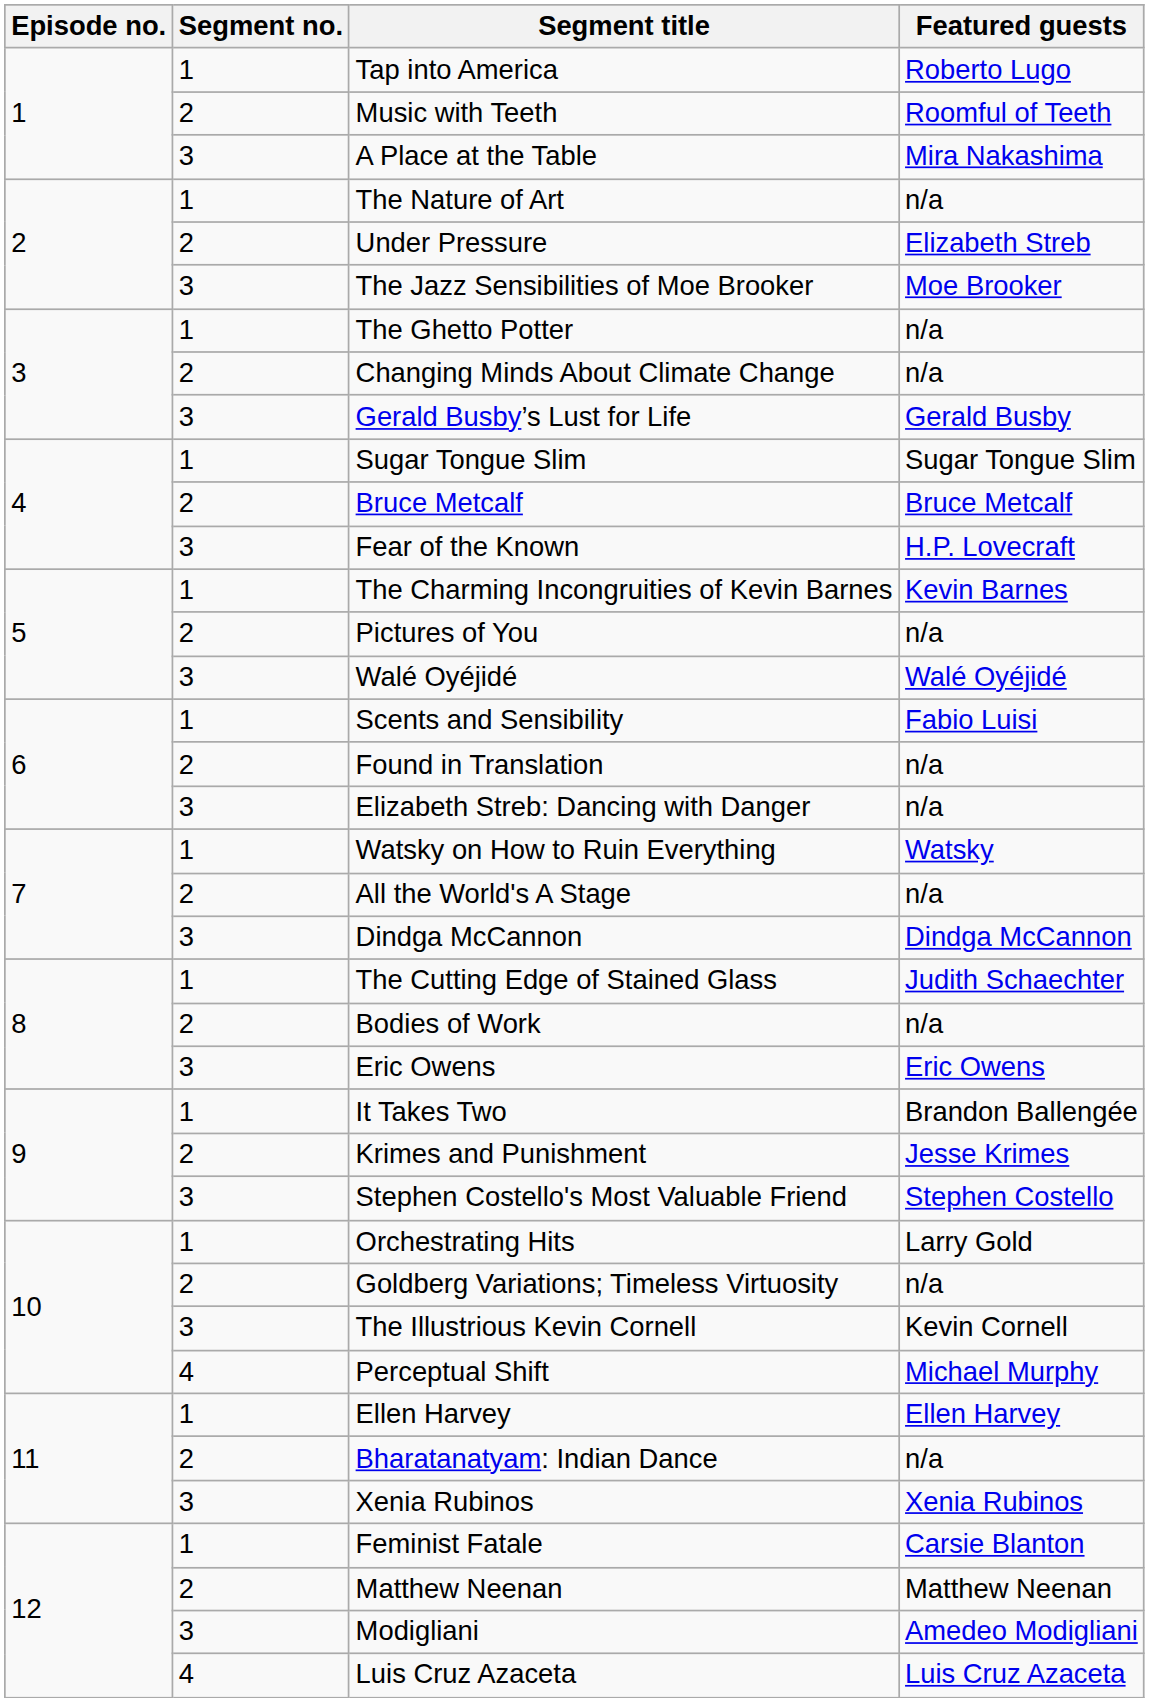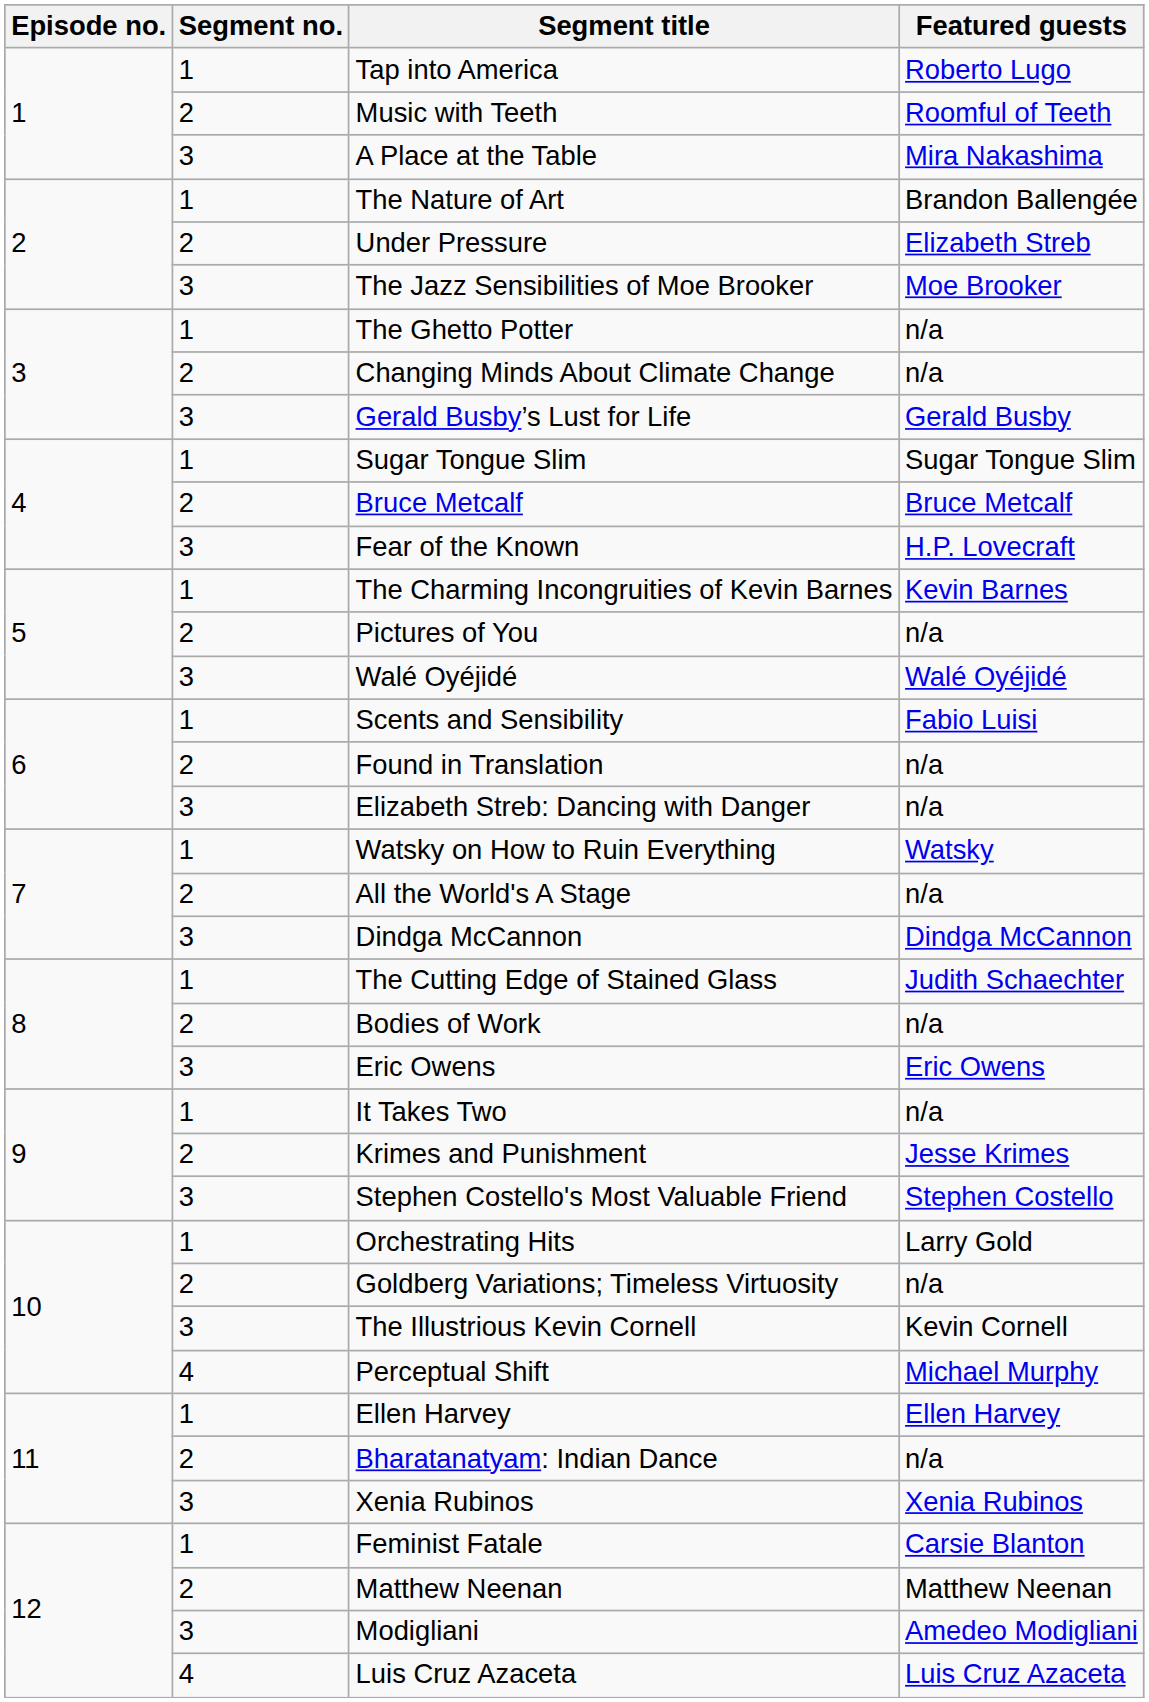(924, 199) n/a -> (1021, 199) Brandon Ballengée
(1021, 1110) Brandon Ballengée -> (924, 1110) n/a
